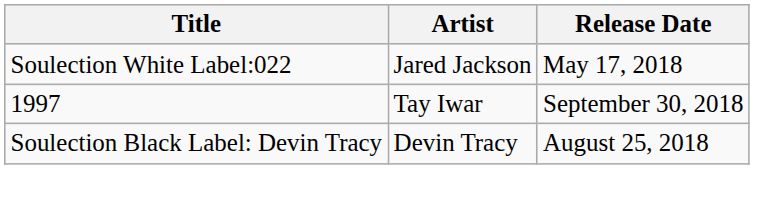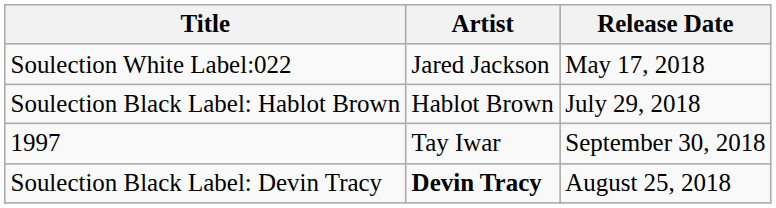+ row: (205, 103)
(456, 143) normal -> (477, 182) bold
